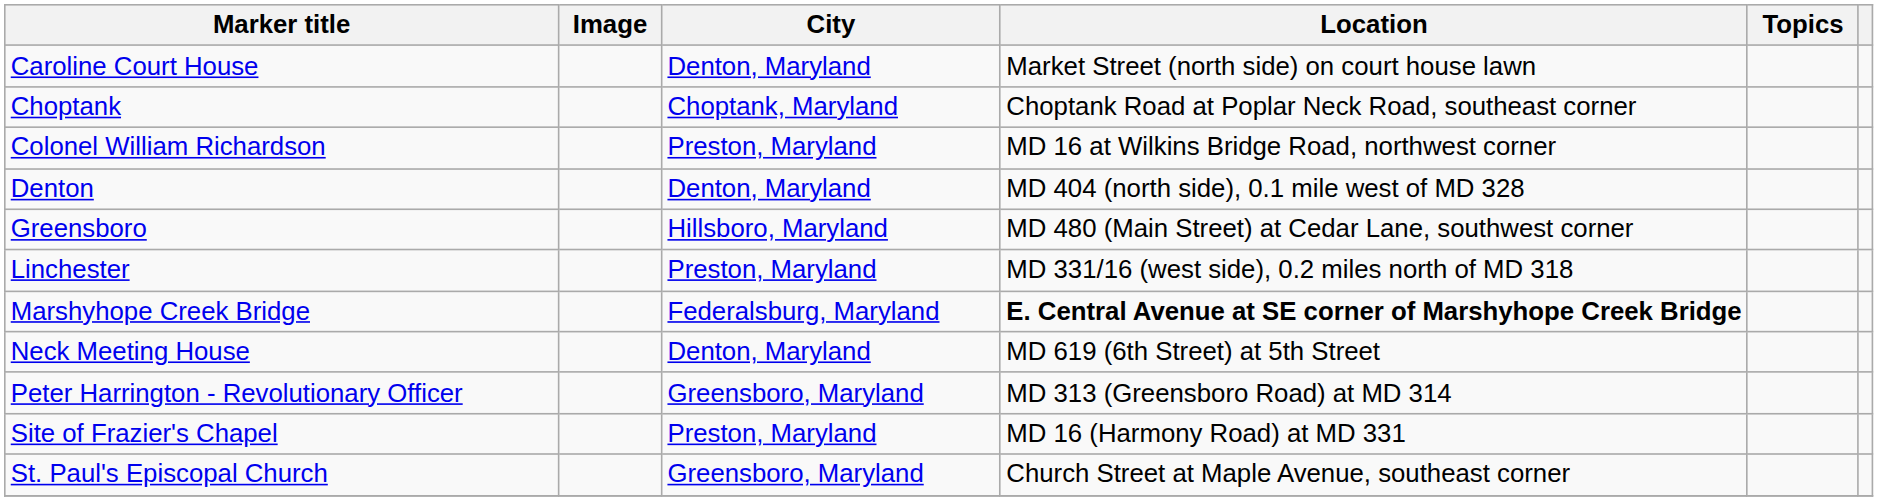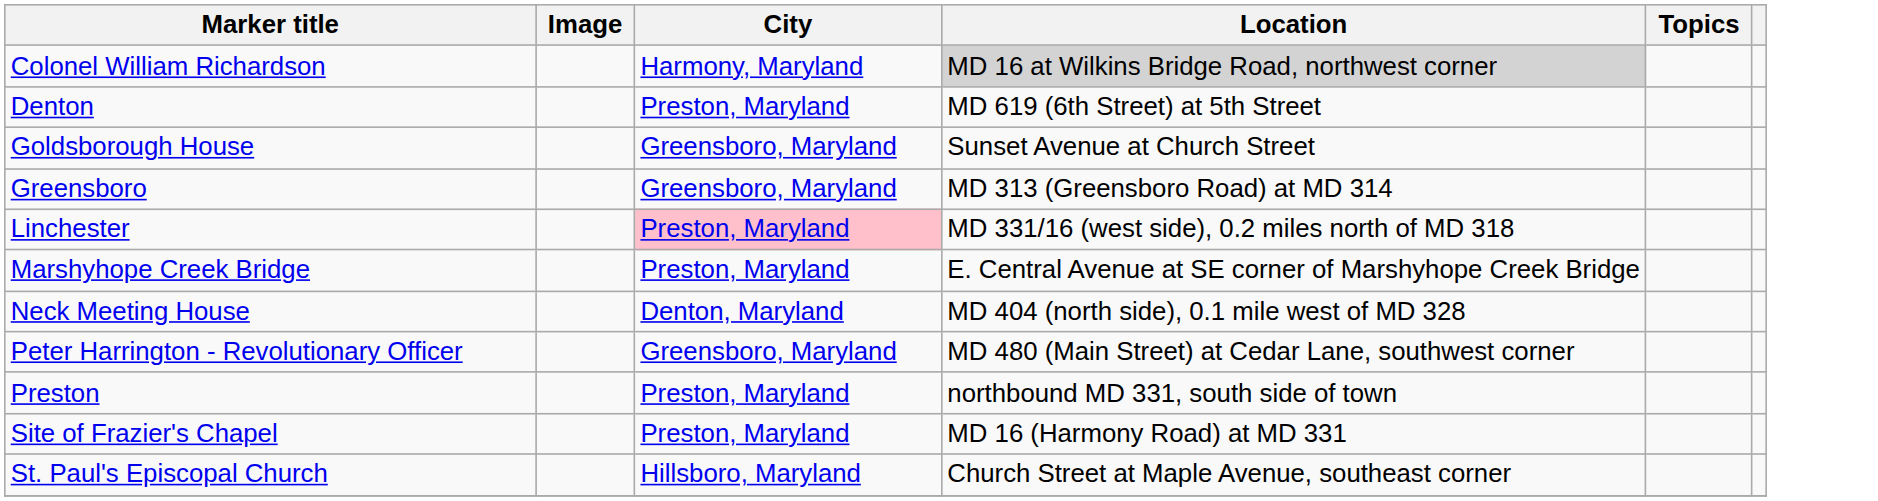- row: (135, 65)
- row: (66, 106)
(772, 147) Preston, Maryland -> (752, 65) Harmony, Maryland
(1281, 147) no background -> (1222, 65) lightgrey background
(769, 188) Denton, Maryland -> (745, 106) Preston, Maryland
(1265, 188) MD 404 (north side), 0.1 mile west of MD 328 -> (1134, 106) MD 619 (6th Street) at 5th Street
+ row: (132, 147)
(778, 229) Hillsboro, Maryland -> (769, 188) Greensboro, Maryland
(1320, 229) MD 480 (Main Street) at Cedar Lane, southwest corner -> (1170, 188) MD 313 (Greensboro Road) at MD 314
(772, 270) no background -> (745, 229) pink background
(803, 310) Federalsburg, Maryland -> (745, 270) Preston, Maryland
(1374, 310) bold -> (1294, 270) normal
(1193, 351) MD 619 (6th Street) at 5th Street -> (1206, 310) MD 404 (north side), 0.1 mile west of MD 328
(1229, 392) MD 313 (Greensboro Road) at MD 314 -> (1261, 351) MD 480 (Main Street) at Cedar Lane, southwest corner
+ row: (55, 392)
(796, 474) Greensboro, Maryland -> (751, 474) Hillsboro, Maryland
